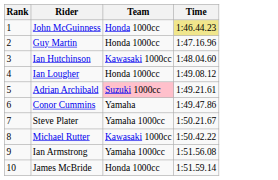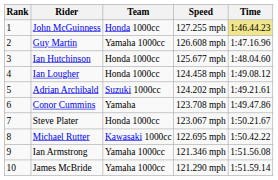+ column: (201, 12)
(132, 43) Honda 1000cc -> (135, 43) Yamaha 1000cc
(138, 59) Kawasaki 1000cc -> (132, 59) Honda 1000cc
(133, 90) pink background -> (133, 90) no background
(135, 121) Yamaha 1000cc -> (132, 121) Honda 1000cc
(132, 167) Honda 1000cc -> (135, 167) Yamaha 1000cc
